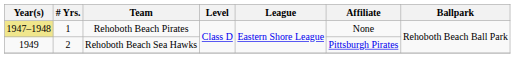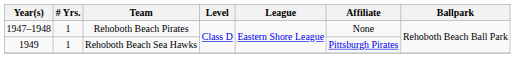(29, 29) khaki background -> (29, 29) no background
(68, 45) 2 -> (68, 45) 1
